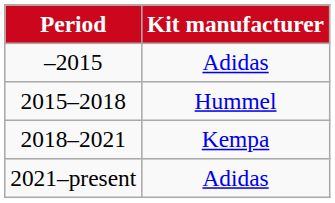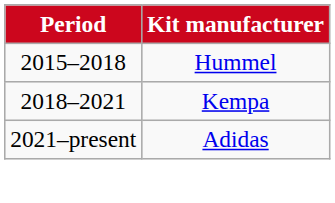- row: (73, 62)
